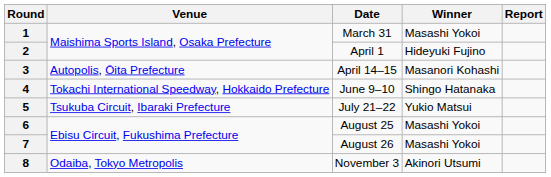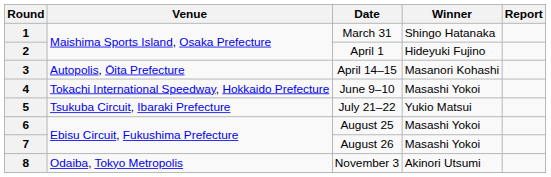(442, 33) Masashi Yokoi -> (450, 33) Shingo Hatanaka
(450, 89) Shingo Hatanaka -> (442, 89) Masashi Yokoi
